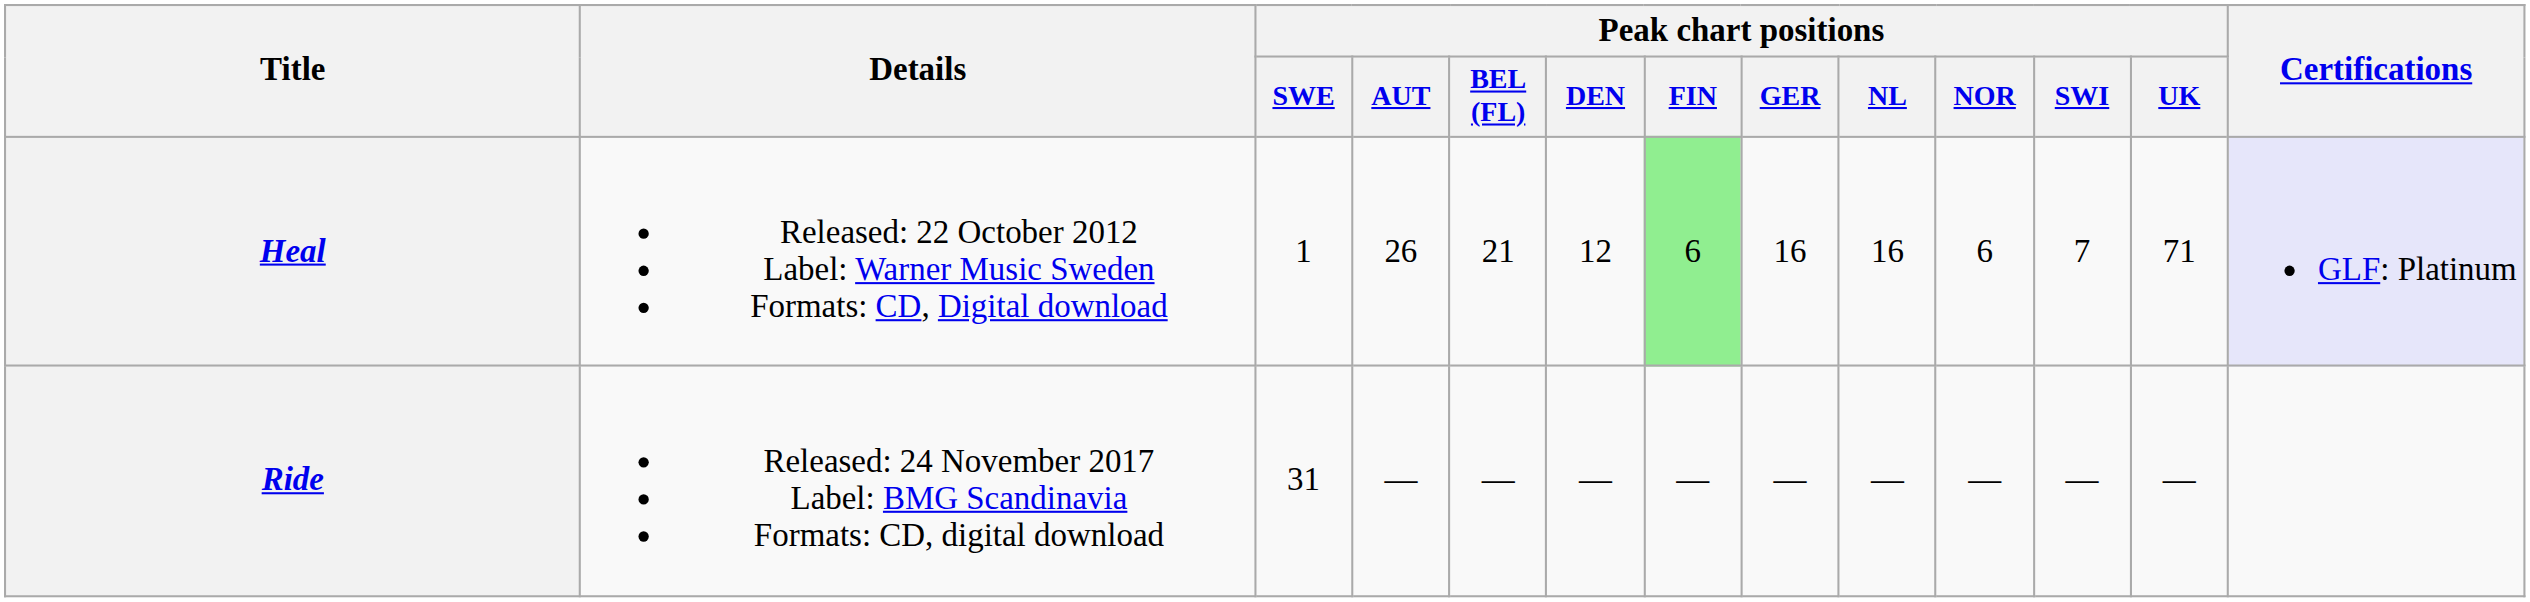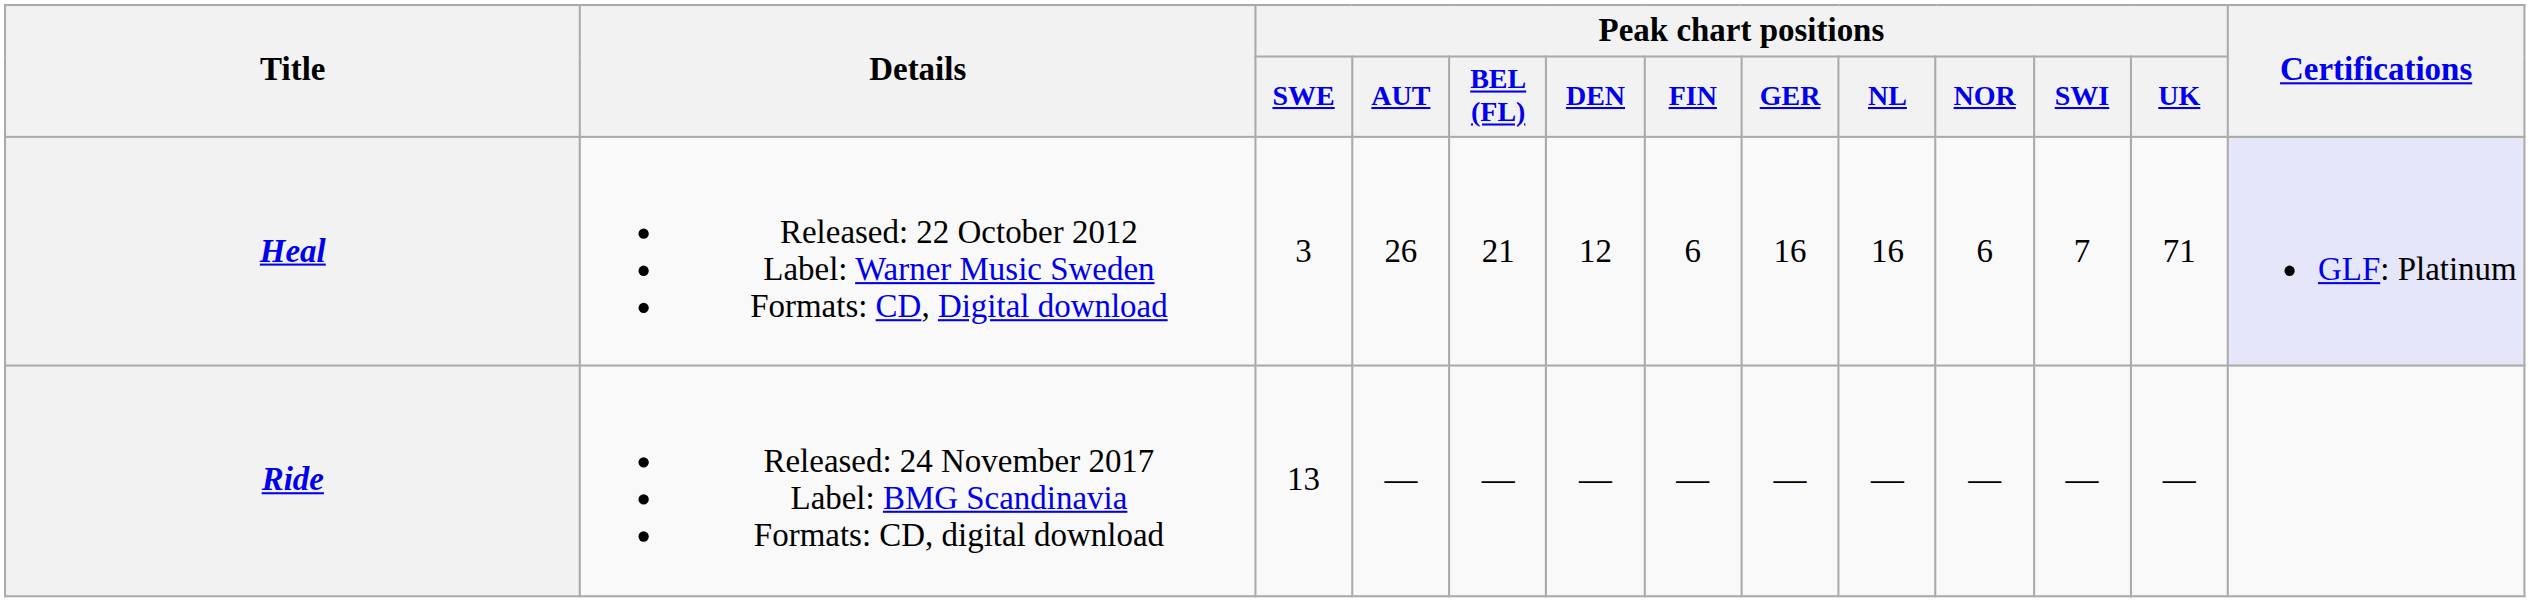(1304, 250) 1 -> (1304, 250) 3
(1693, 250) lightgreen background -> (1693, 250) no background
(1304, 480) 31 -> (1304, 480) 13
